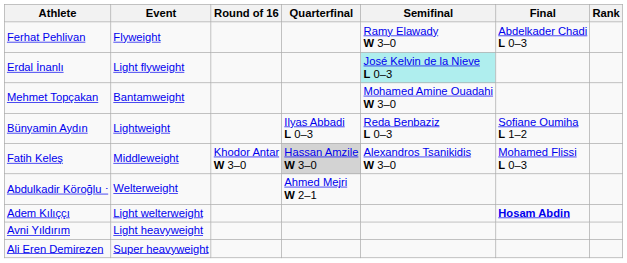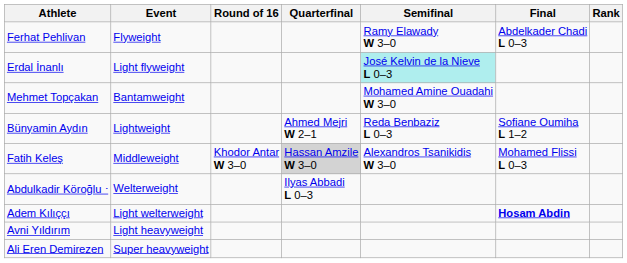(315, 128) Ilyas Abbadi L 0–3 -> (316, 128) Ahmed Mejri W 2–1
(316, 189) Ahmed Mejri W 2–1 -> (315, 189) Ilyas Abbadi L 0–3
